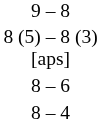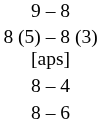rows swapped: (51, 86) <-> (51, 112)
